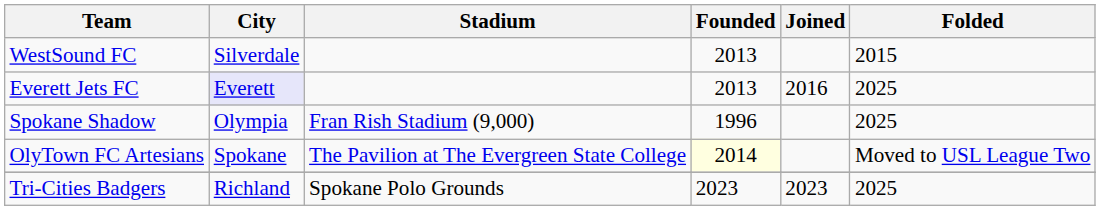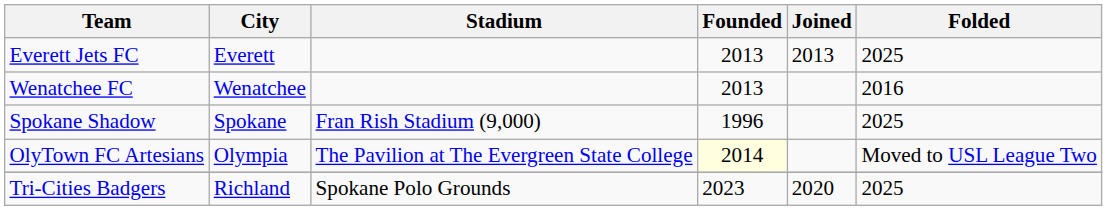- row: (73, 54)
(244, 88) lavender background -> (244, 54) no background
(806, 88) 2016 -> (813, 54) 2013
+ row: (71, 88)
(251, 121) Olympia -> (250, 121) Spokane
(250, 155) Spokane -> (251, 155) Olympia
(806, 188) 2023 -> (813, 188) 2020
